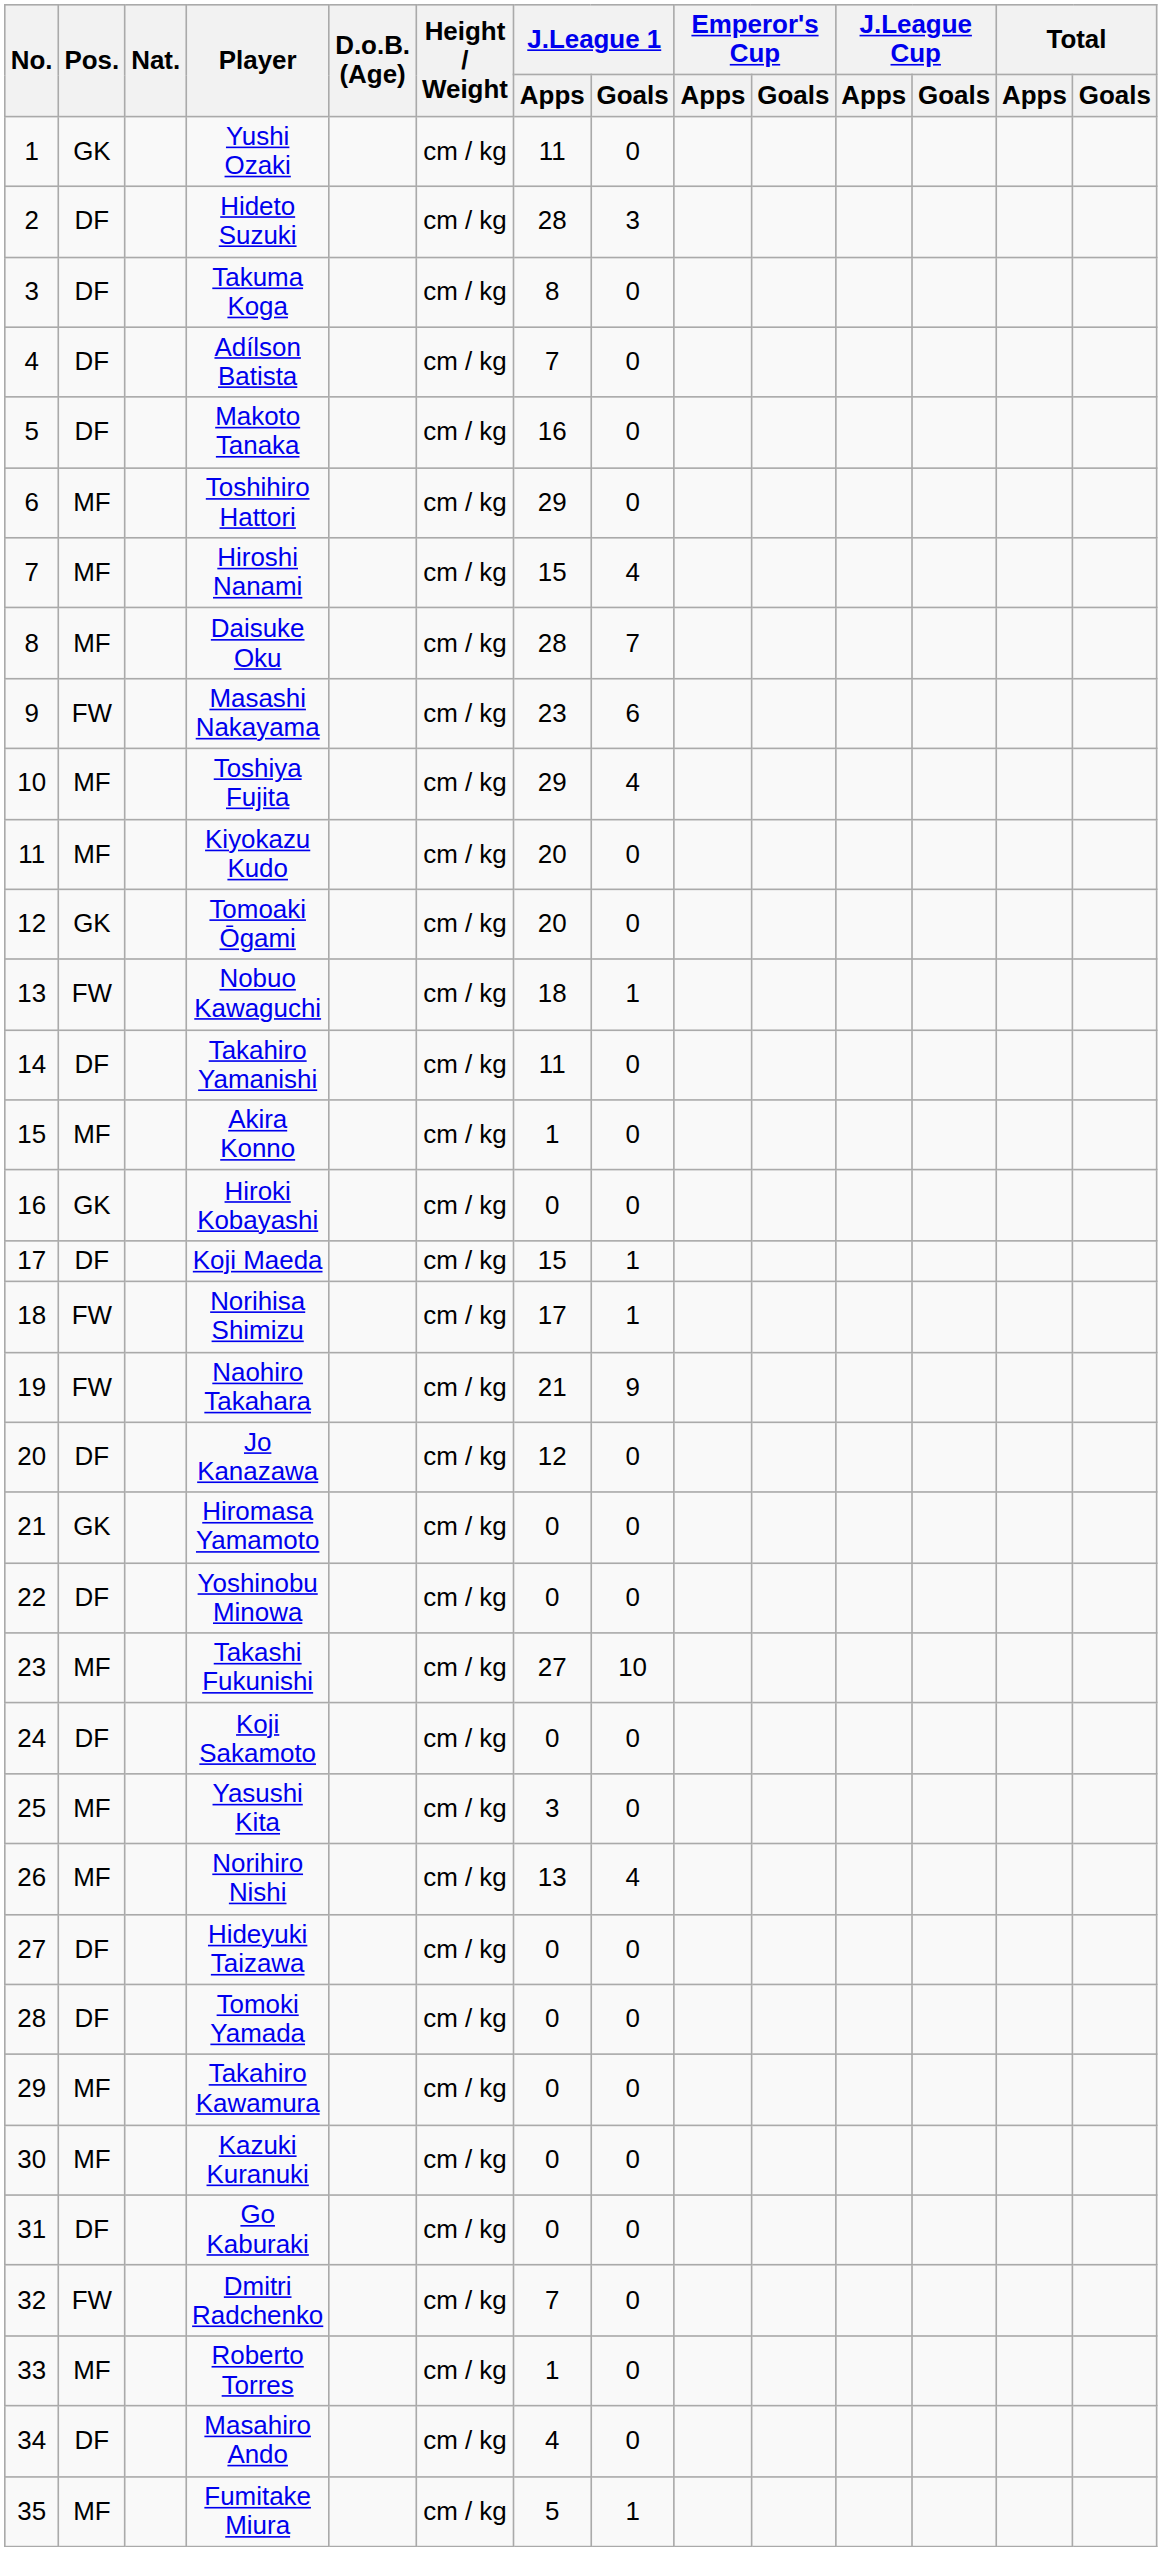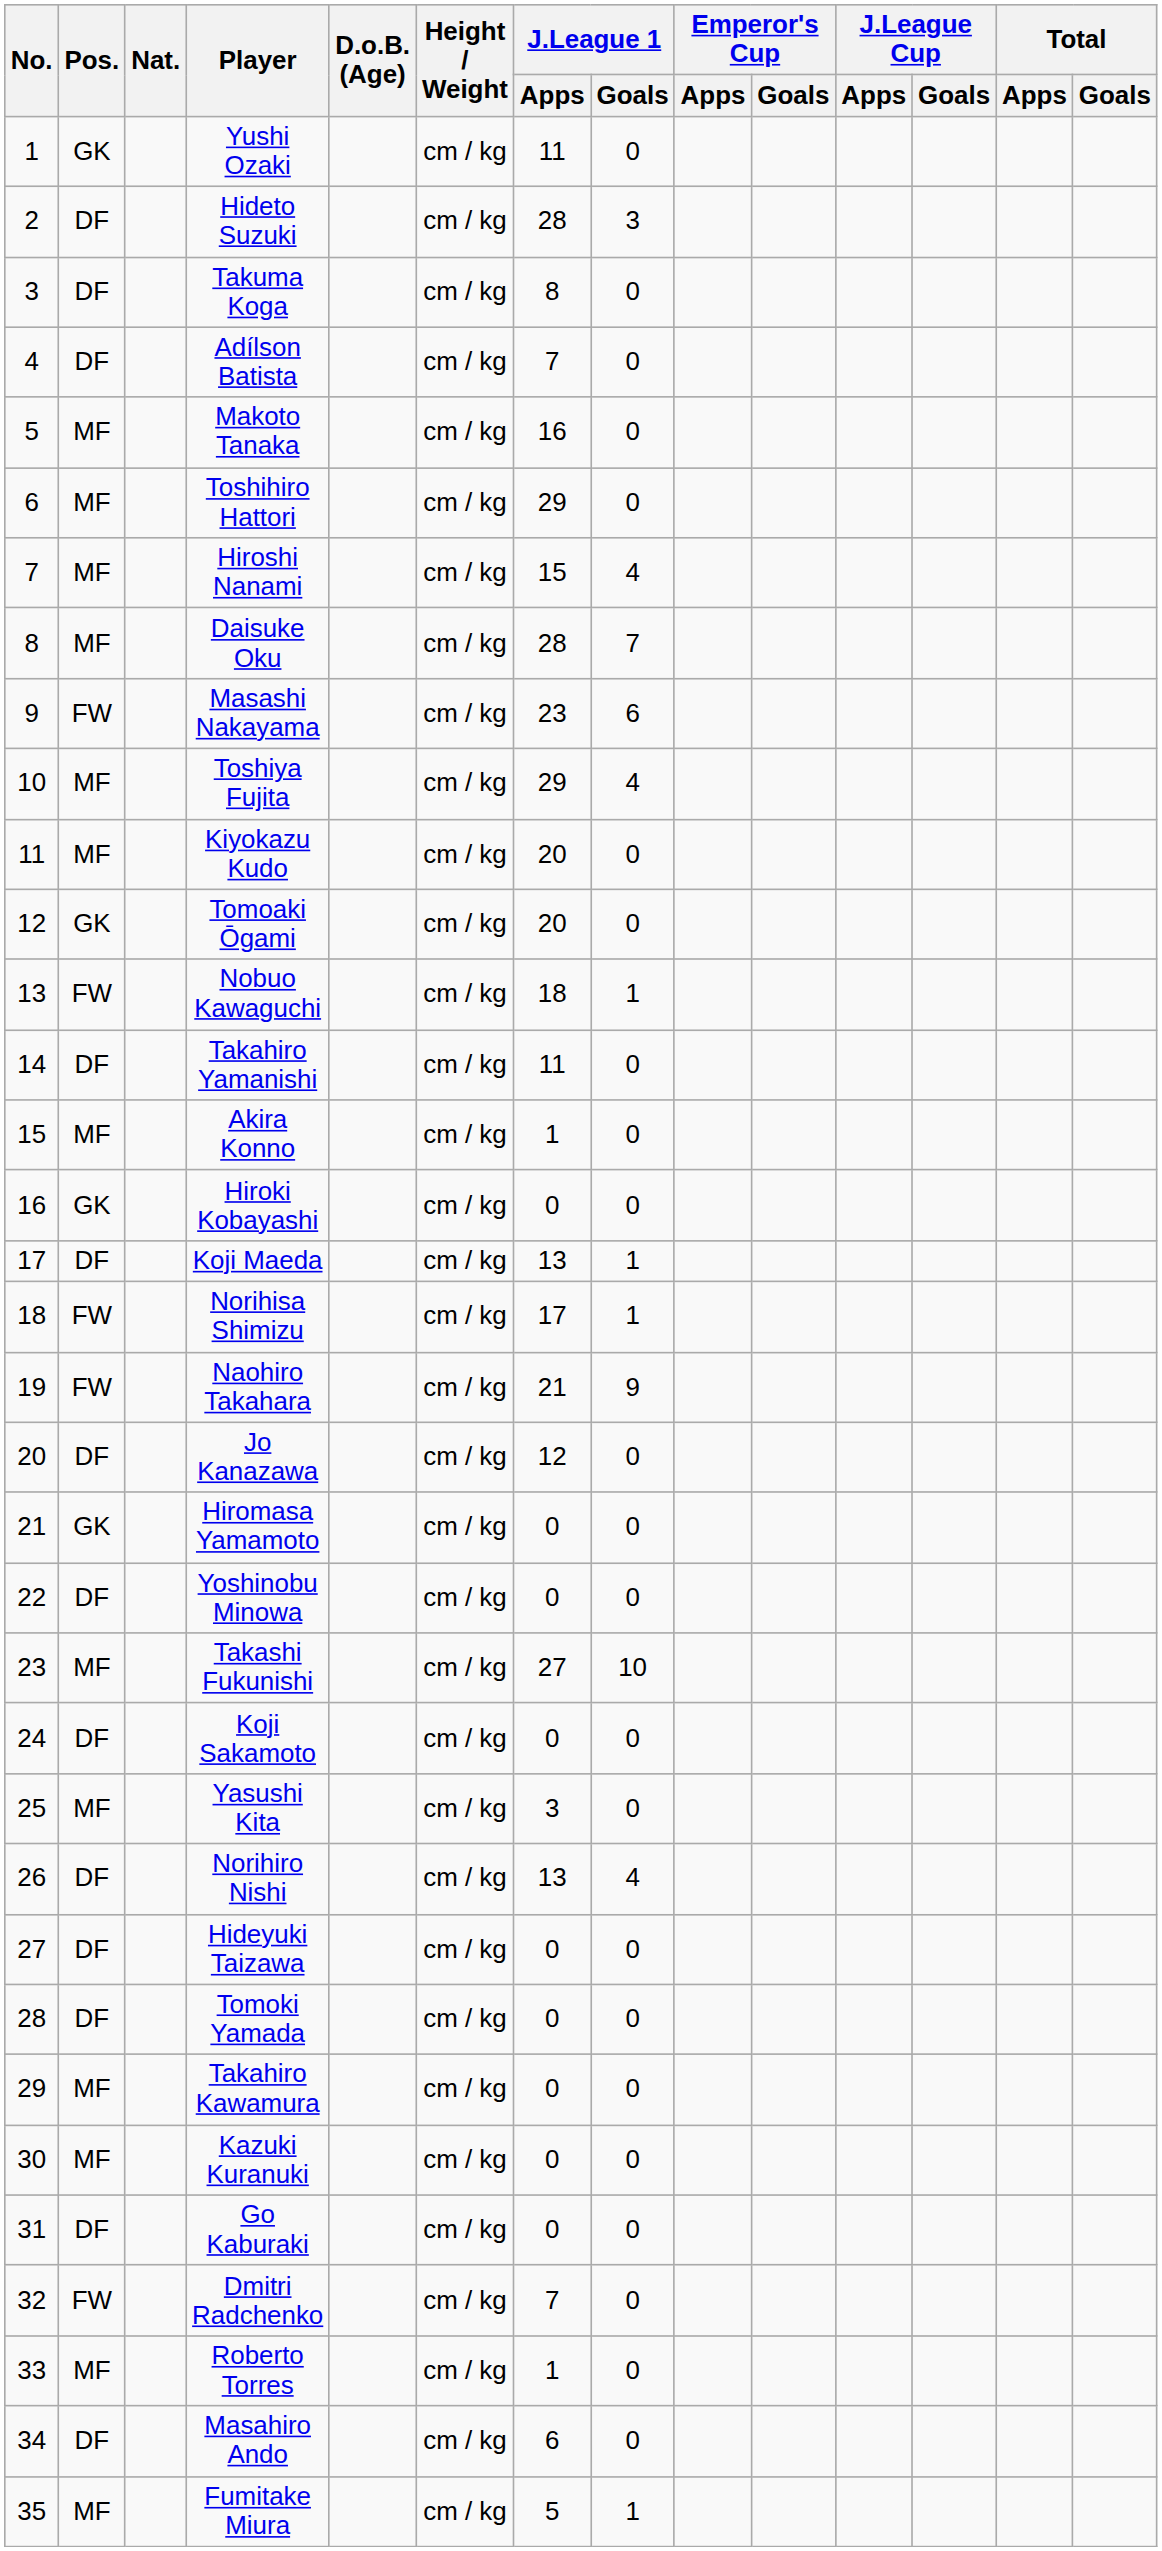(92, 432) DF -> (92, 432) MF
(552, 1260) 15 -> (552, 1260) 13
(92, 1878) MF -> (92, 1878) DF
(552, 2440) 4 -> (552, 2440) 6
